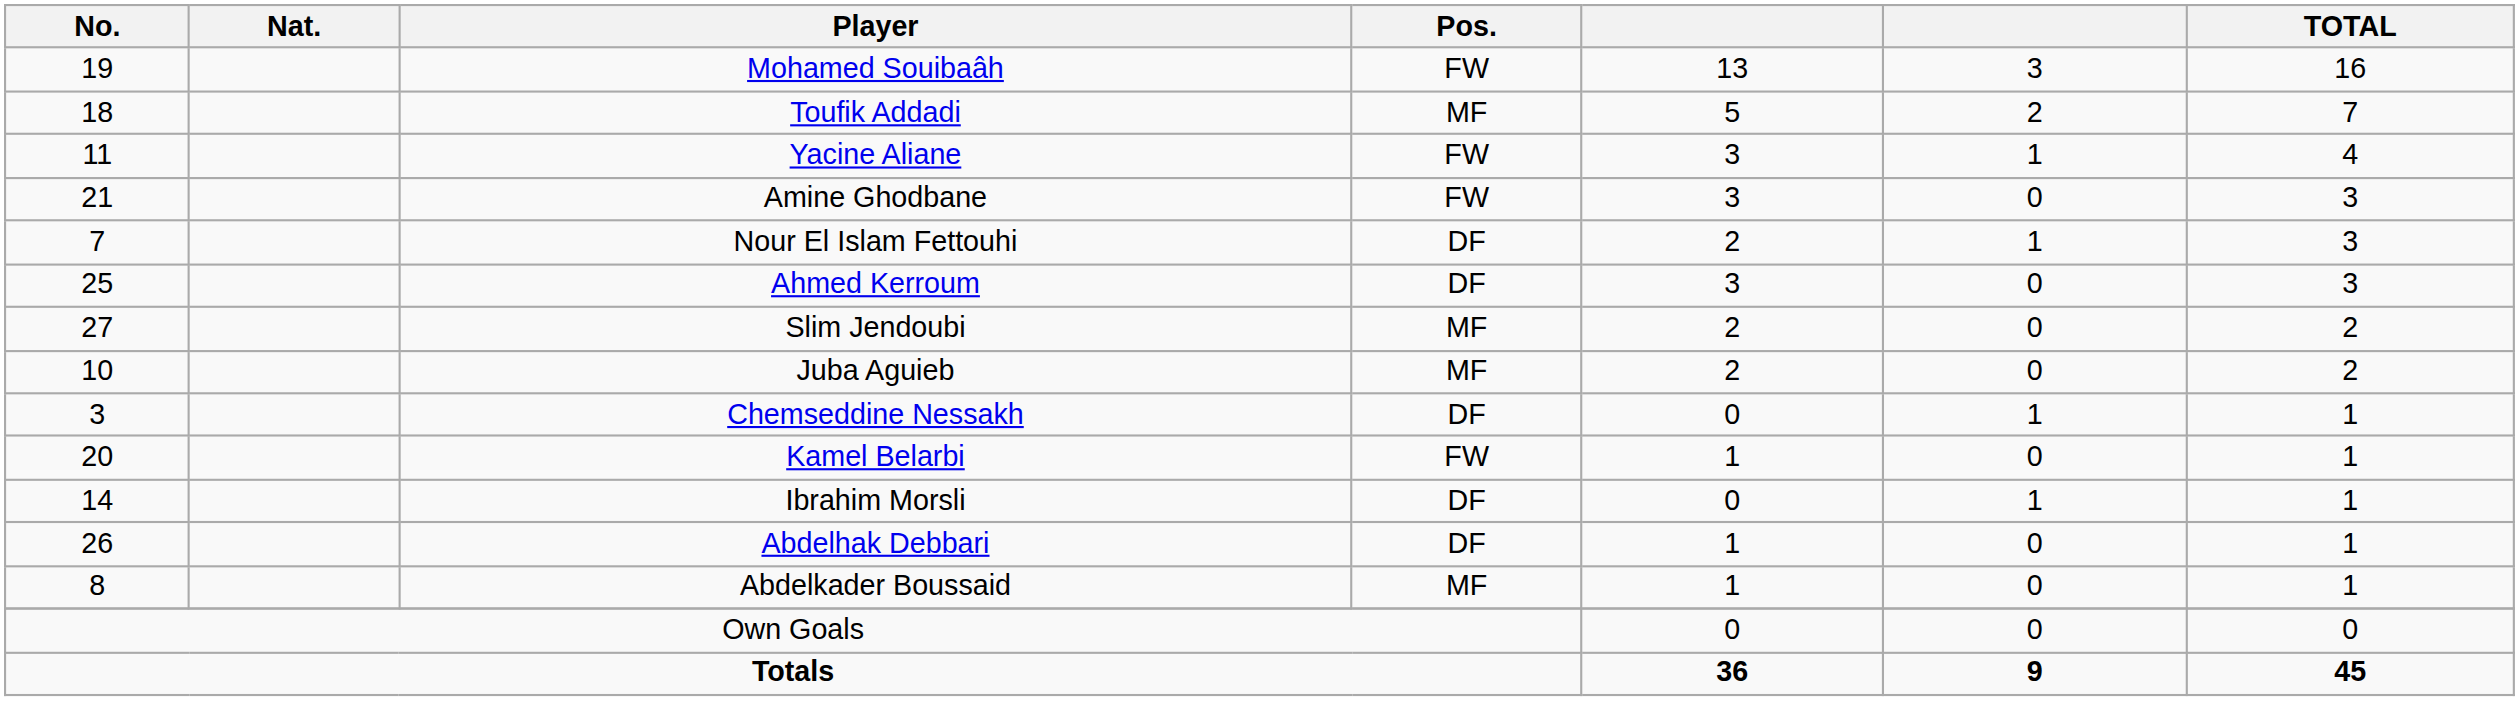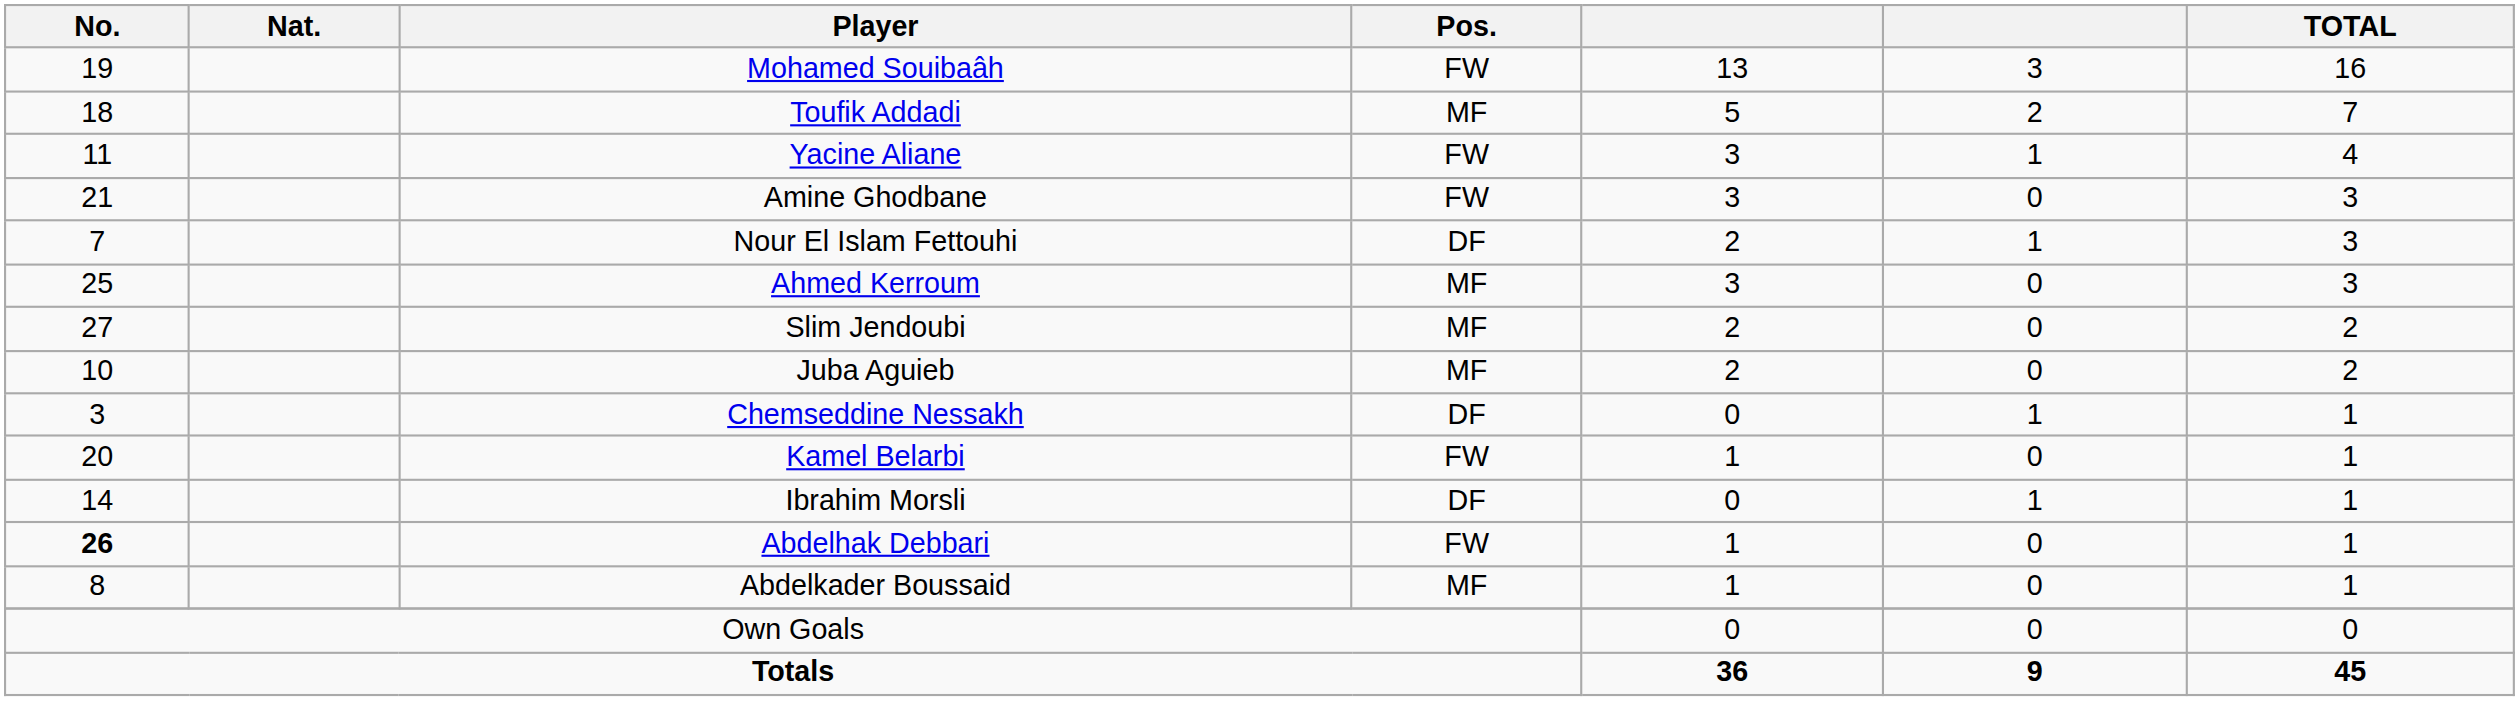(1467, 284) DF -> (1467, 284) MF
(97, 543) normal -> (97, 543) bold
(1467, 543) DF -> (1467, 543) FW
